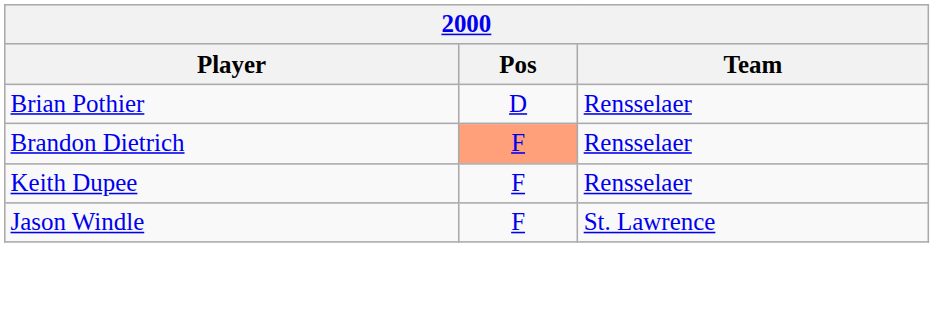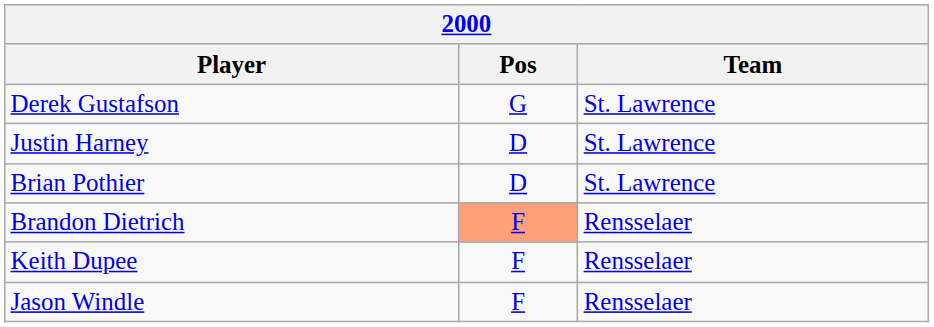+ row: (95, 103)
+ row: (80, 143)
(638, 103) Rensselaer -> (650, 182) St. Lawrence
(650, 222) St. Lawrence -> (638, 301) Rensselaer
